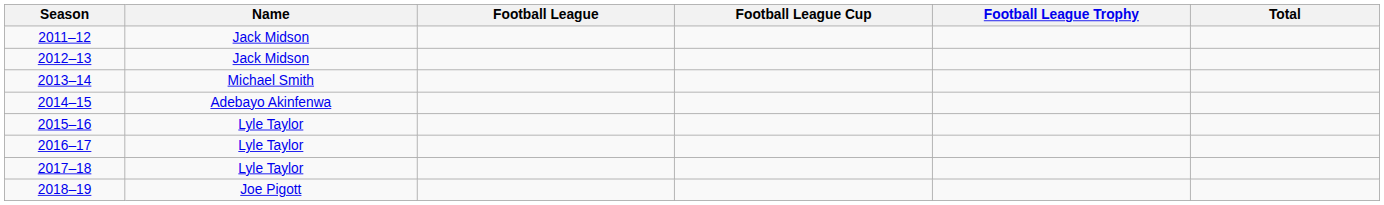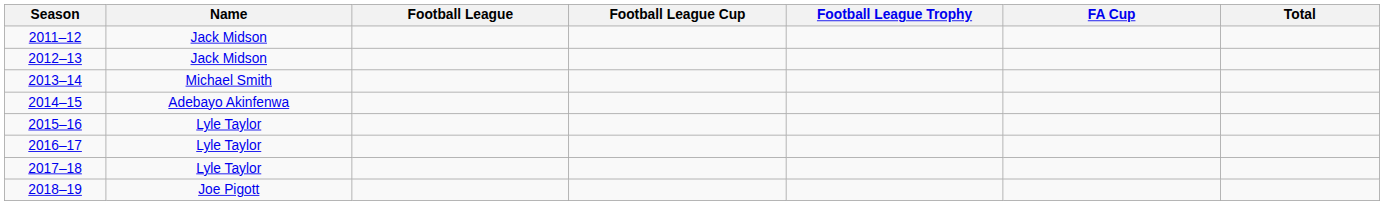+ column: (1112, 15)
